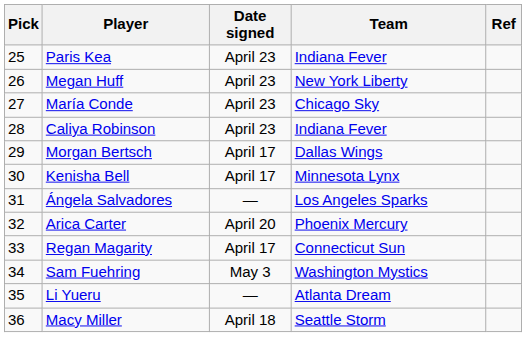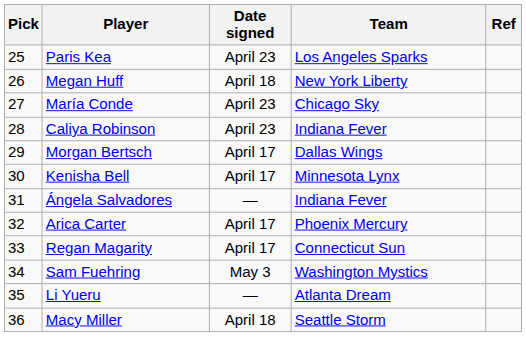(341, 57) Indiana Fever -> (361, 57) Los Angeles Sparks
(250, 81) April 23 -> (250, 81) April 18
(361, 200) Los Angeles Sparks -> (341, 200) Indiana Fever
(250, 224) April 20 -> (250, 224) April 17
